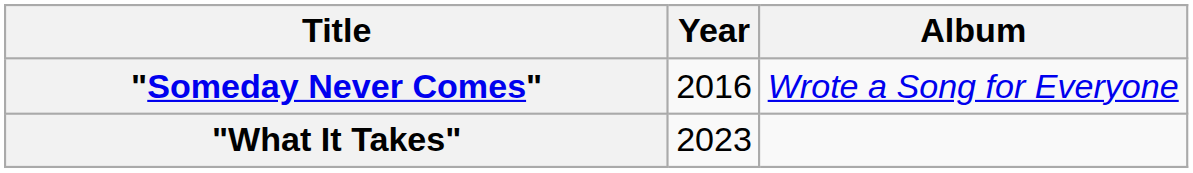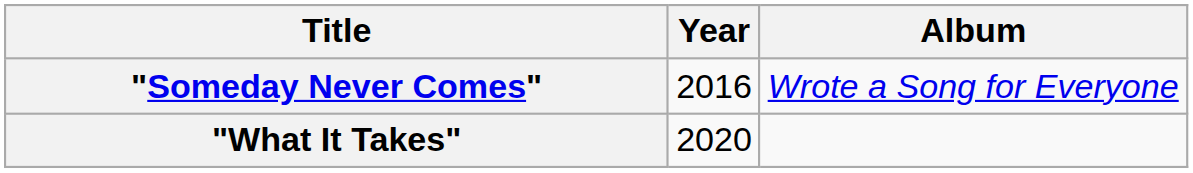(714, 139) 2023 -> (714, 139) 2020
